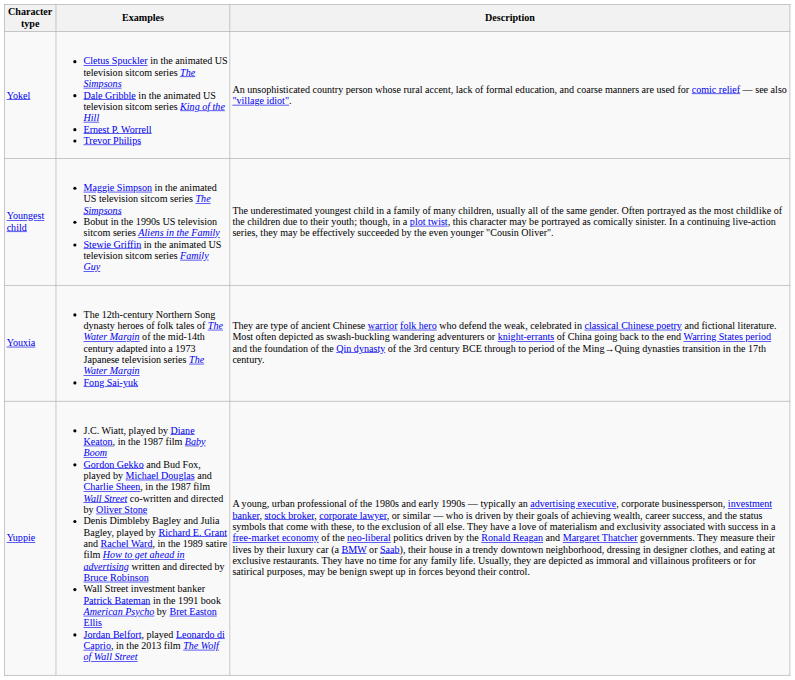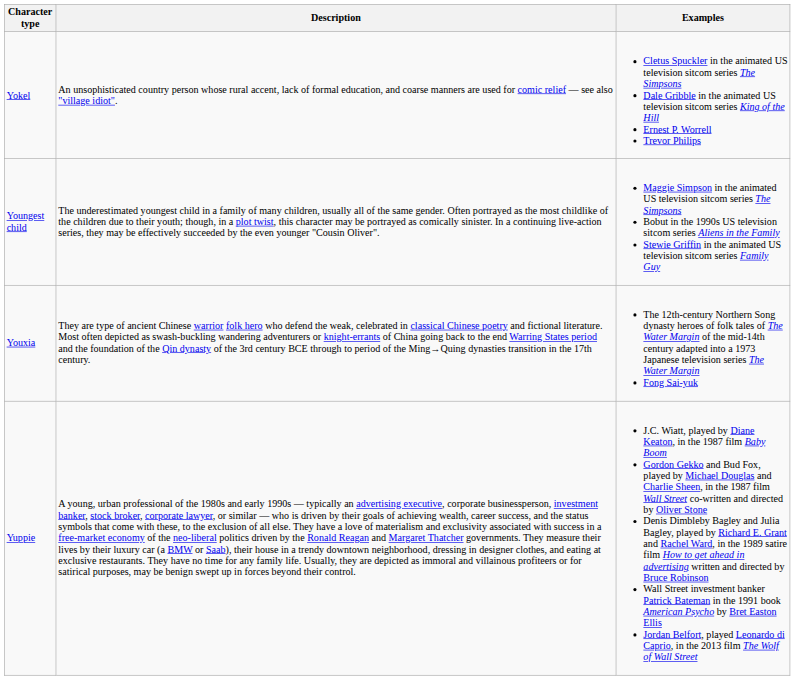columns swapped: (510, 18) <-> (143, 18)
